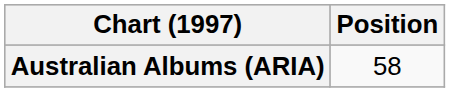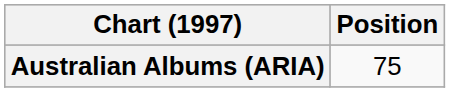(387, 65) 58 -> (387, 65) 75
